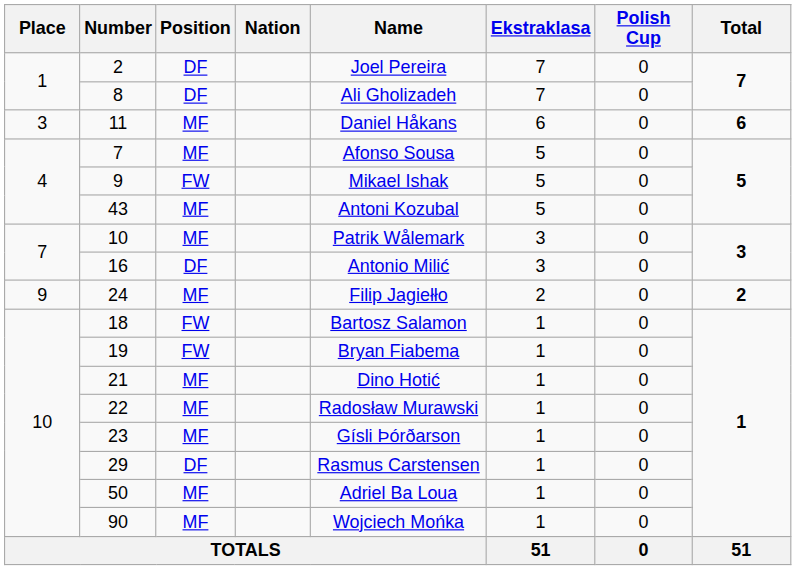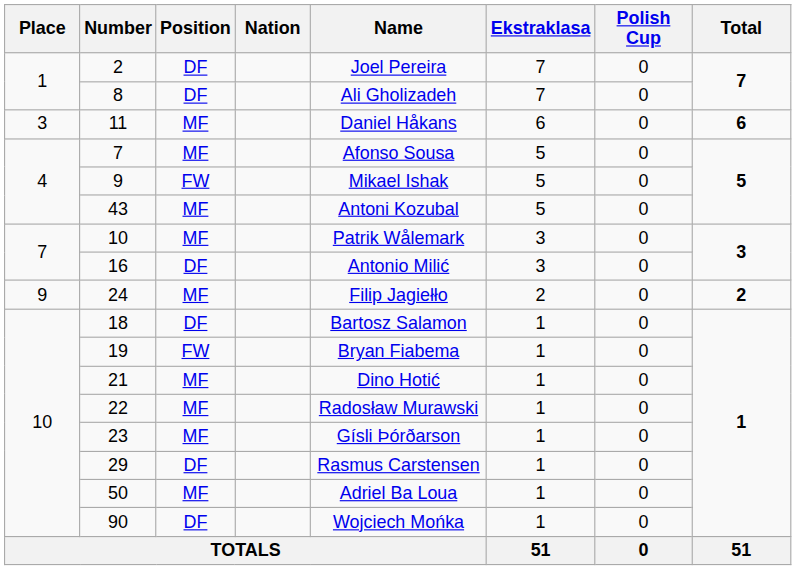(195, 323) FW -> (195, 323) DF
(195, 522) MF -> (195, 522) DF
